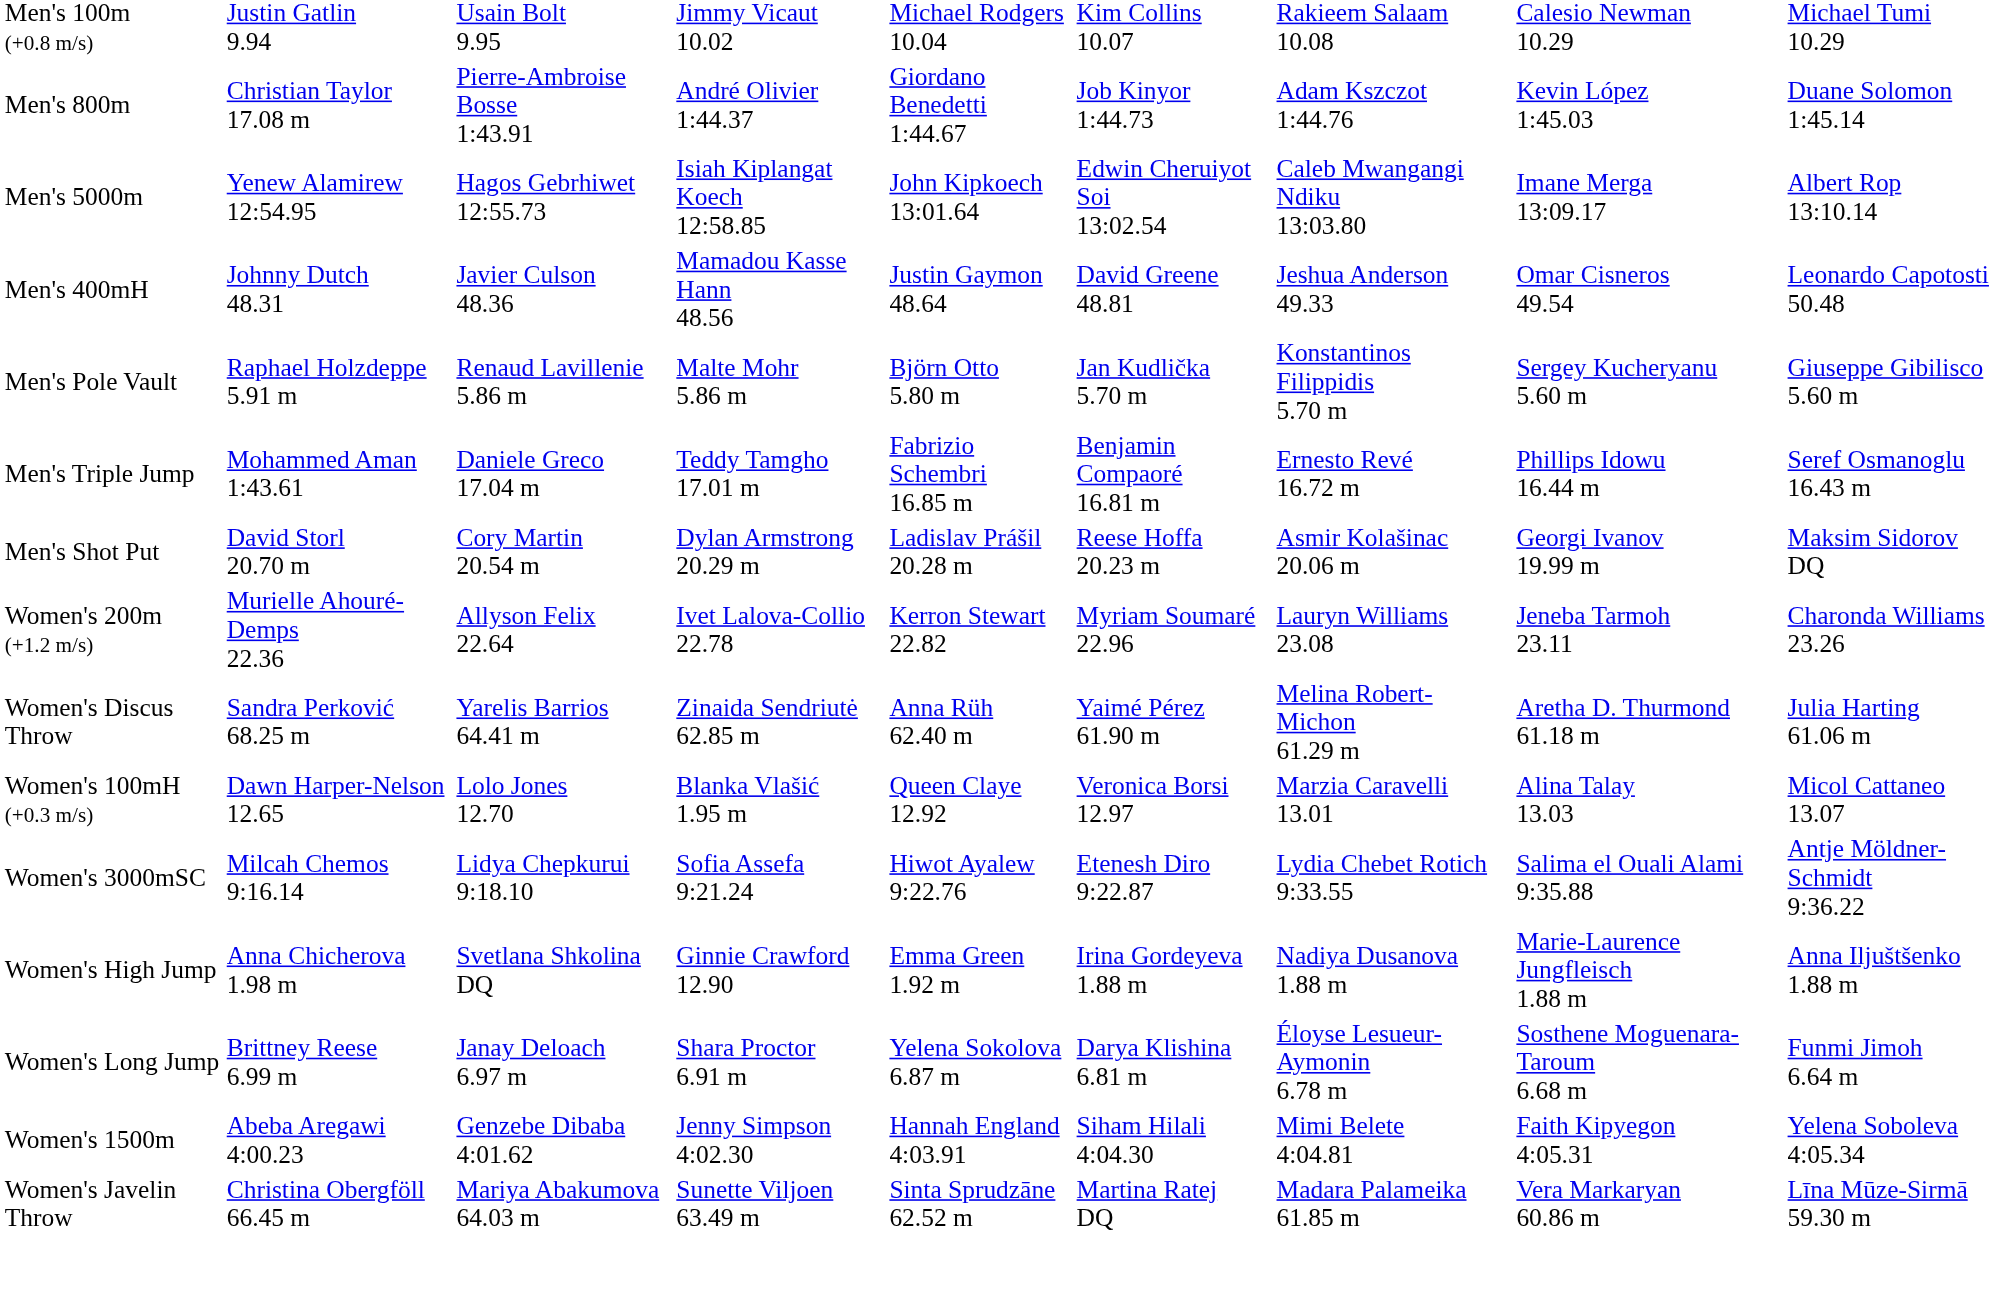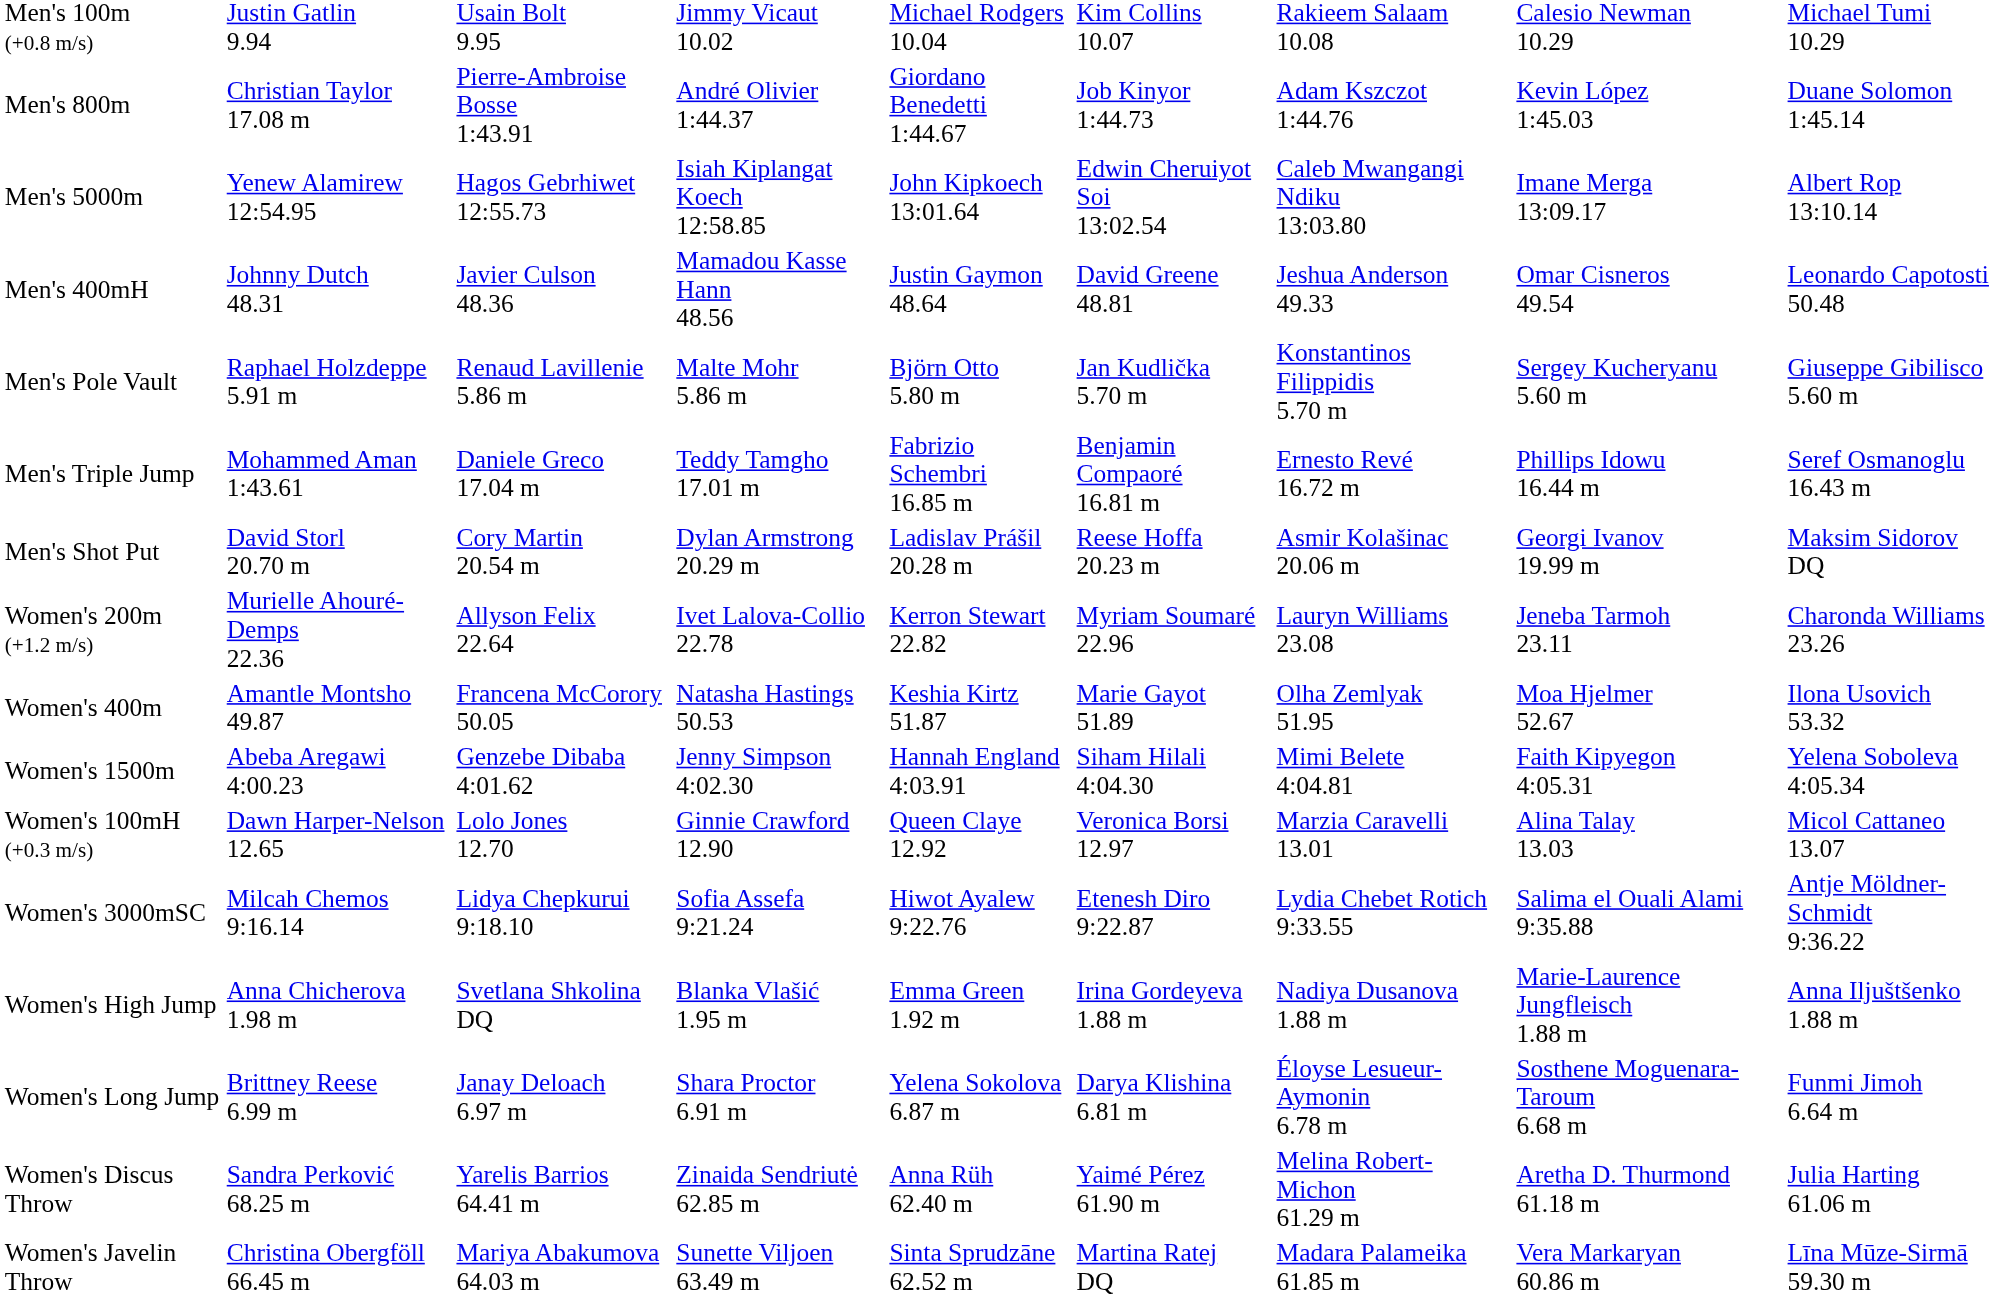+ row: (83, 707)
rows swapped: (90, 1140) <-> (89, 721)
(748, 799) Blanka Vlašić 1.95 m -> (763, 834) Ginnie Crawford 12.90
(763, 969) Ginnie Crawford 12.90 -> (748, 1004) Blanka Vlašić 1.95 m
